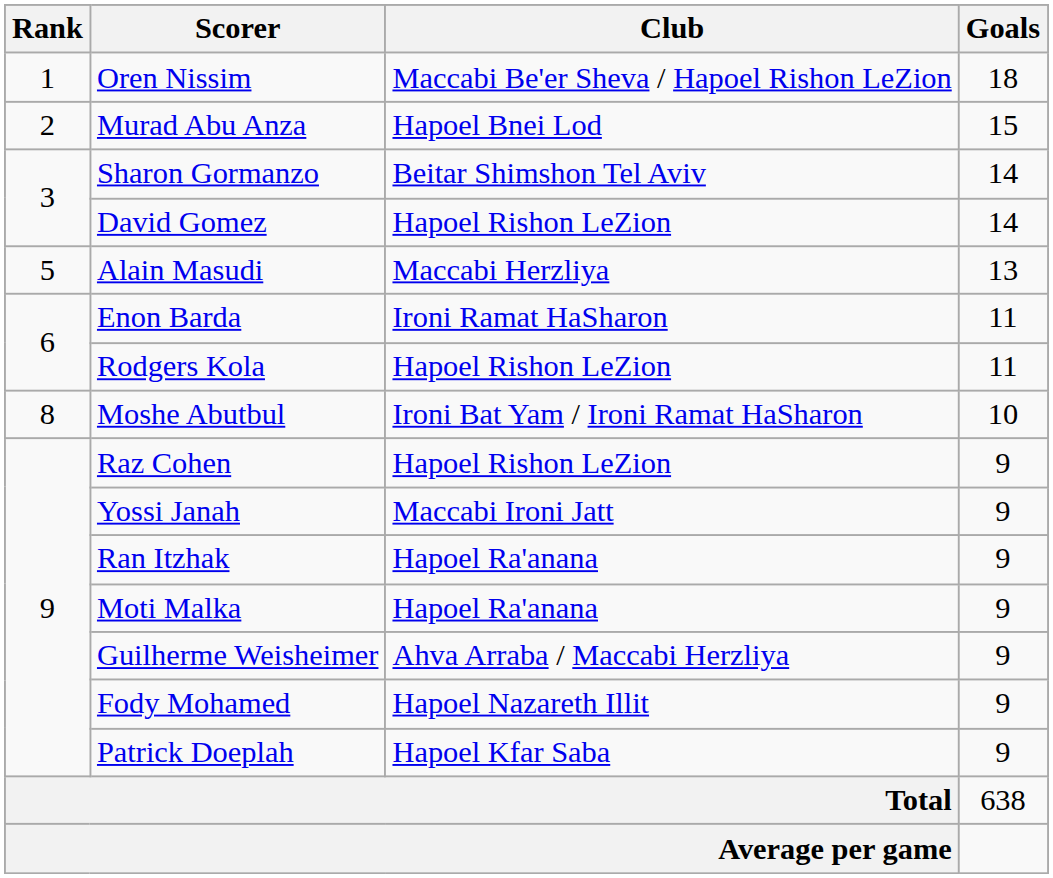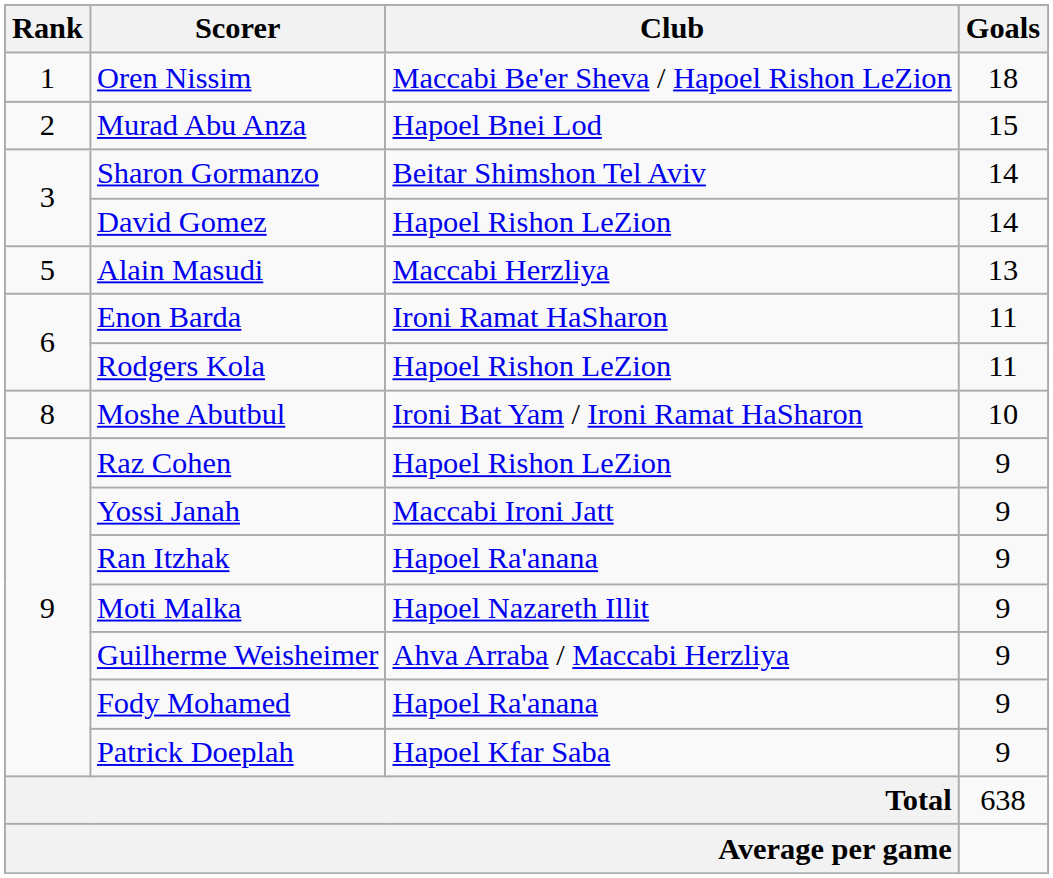(495, 607) Hapoel Ra'anana -> (521, 607) Hapoel Nazareth Illit
(521, 703) Hapoel Nazareth Illit -> (495, 703) Hapoel Ra'anana
